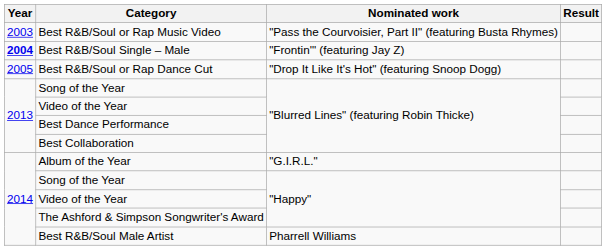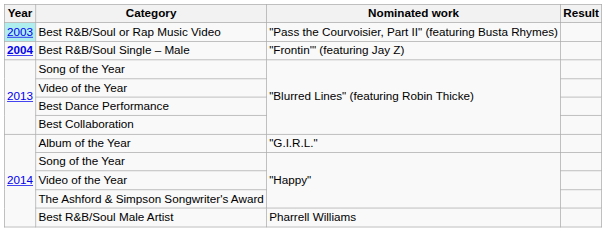(20, 32) no background -> (20, 32) paleturquoise background
- row: (125, 69)
